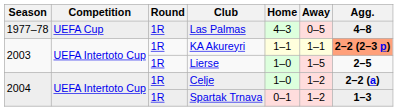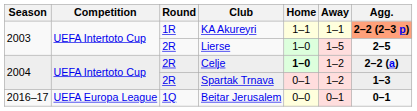- row: (218, 30)
(158, 64) 1R -> (169, 47) 2R
(158, 81) 1R -> (169, 64) 2R
(282, 81) normal -> (301, 64) bold
(158, 98) 1R -> (169, 81) 2R
+ row: (241, 98)
